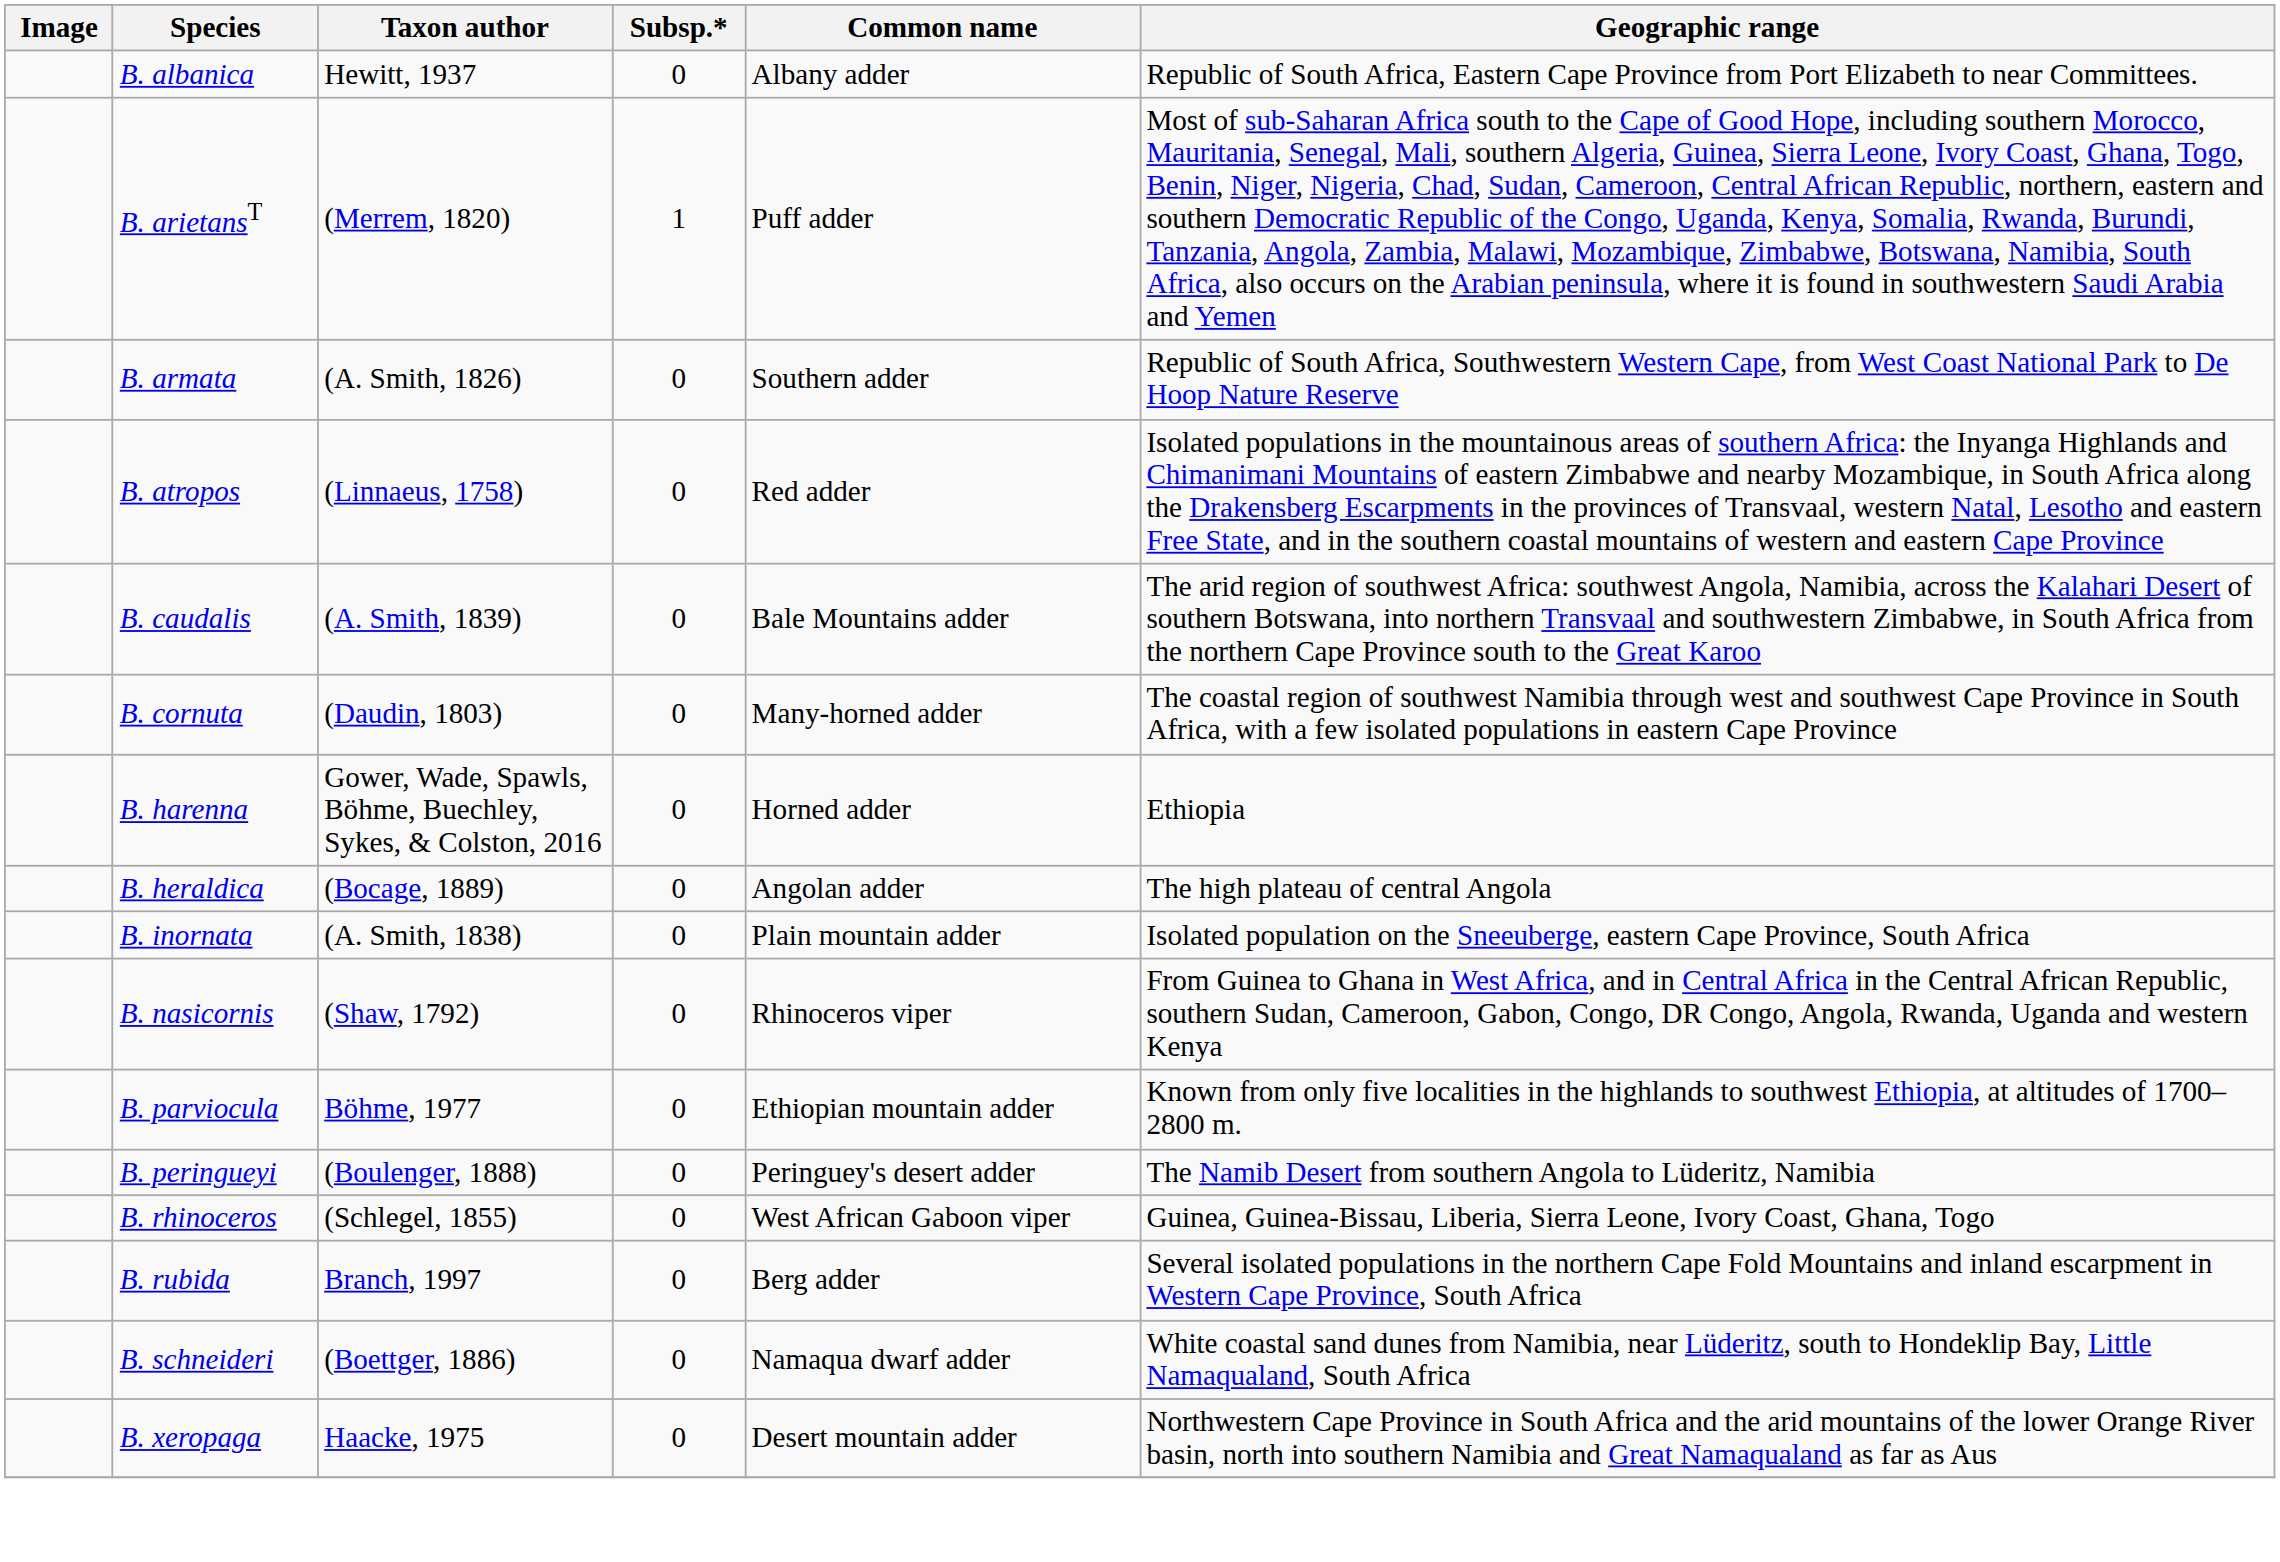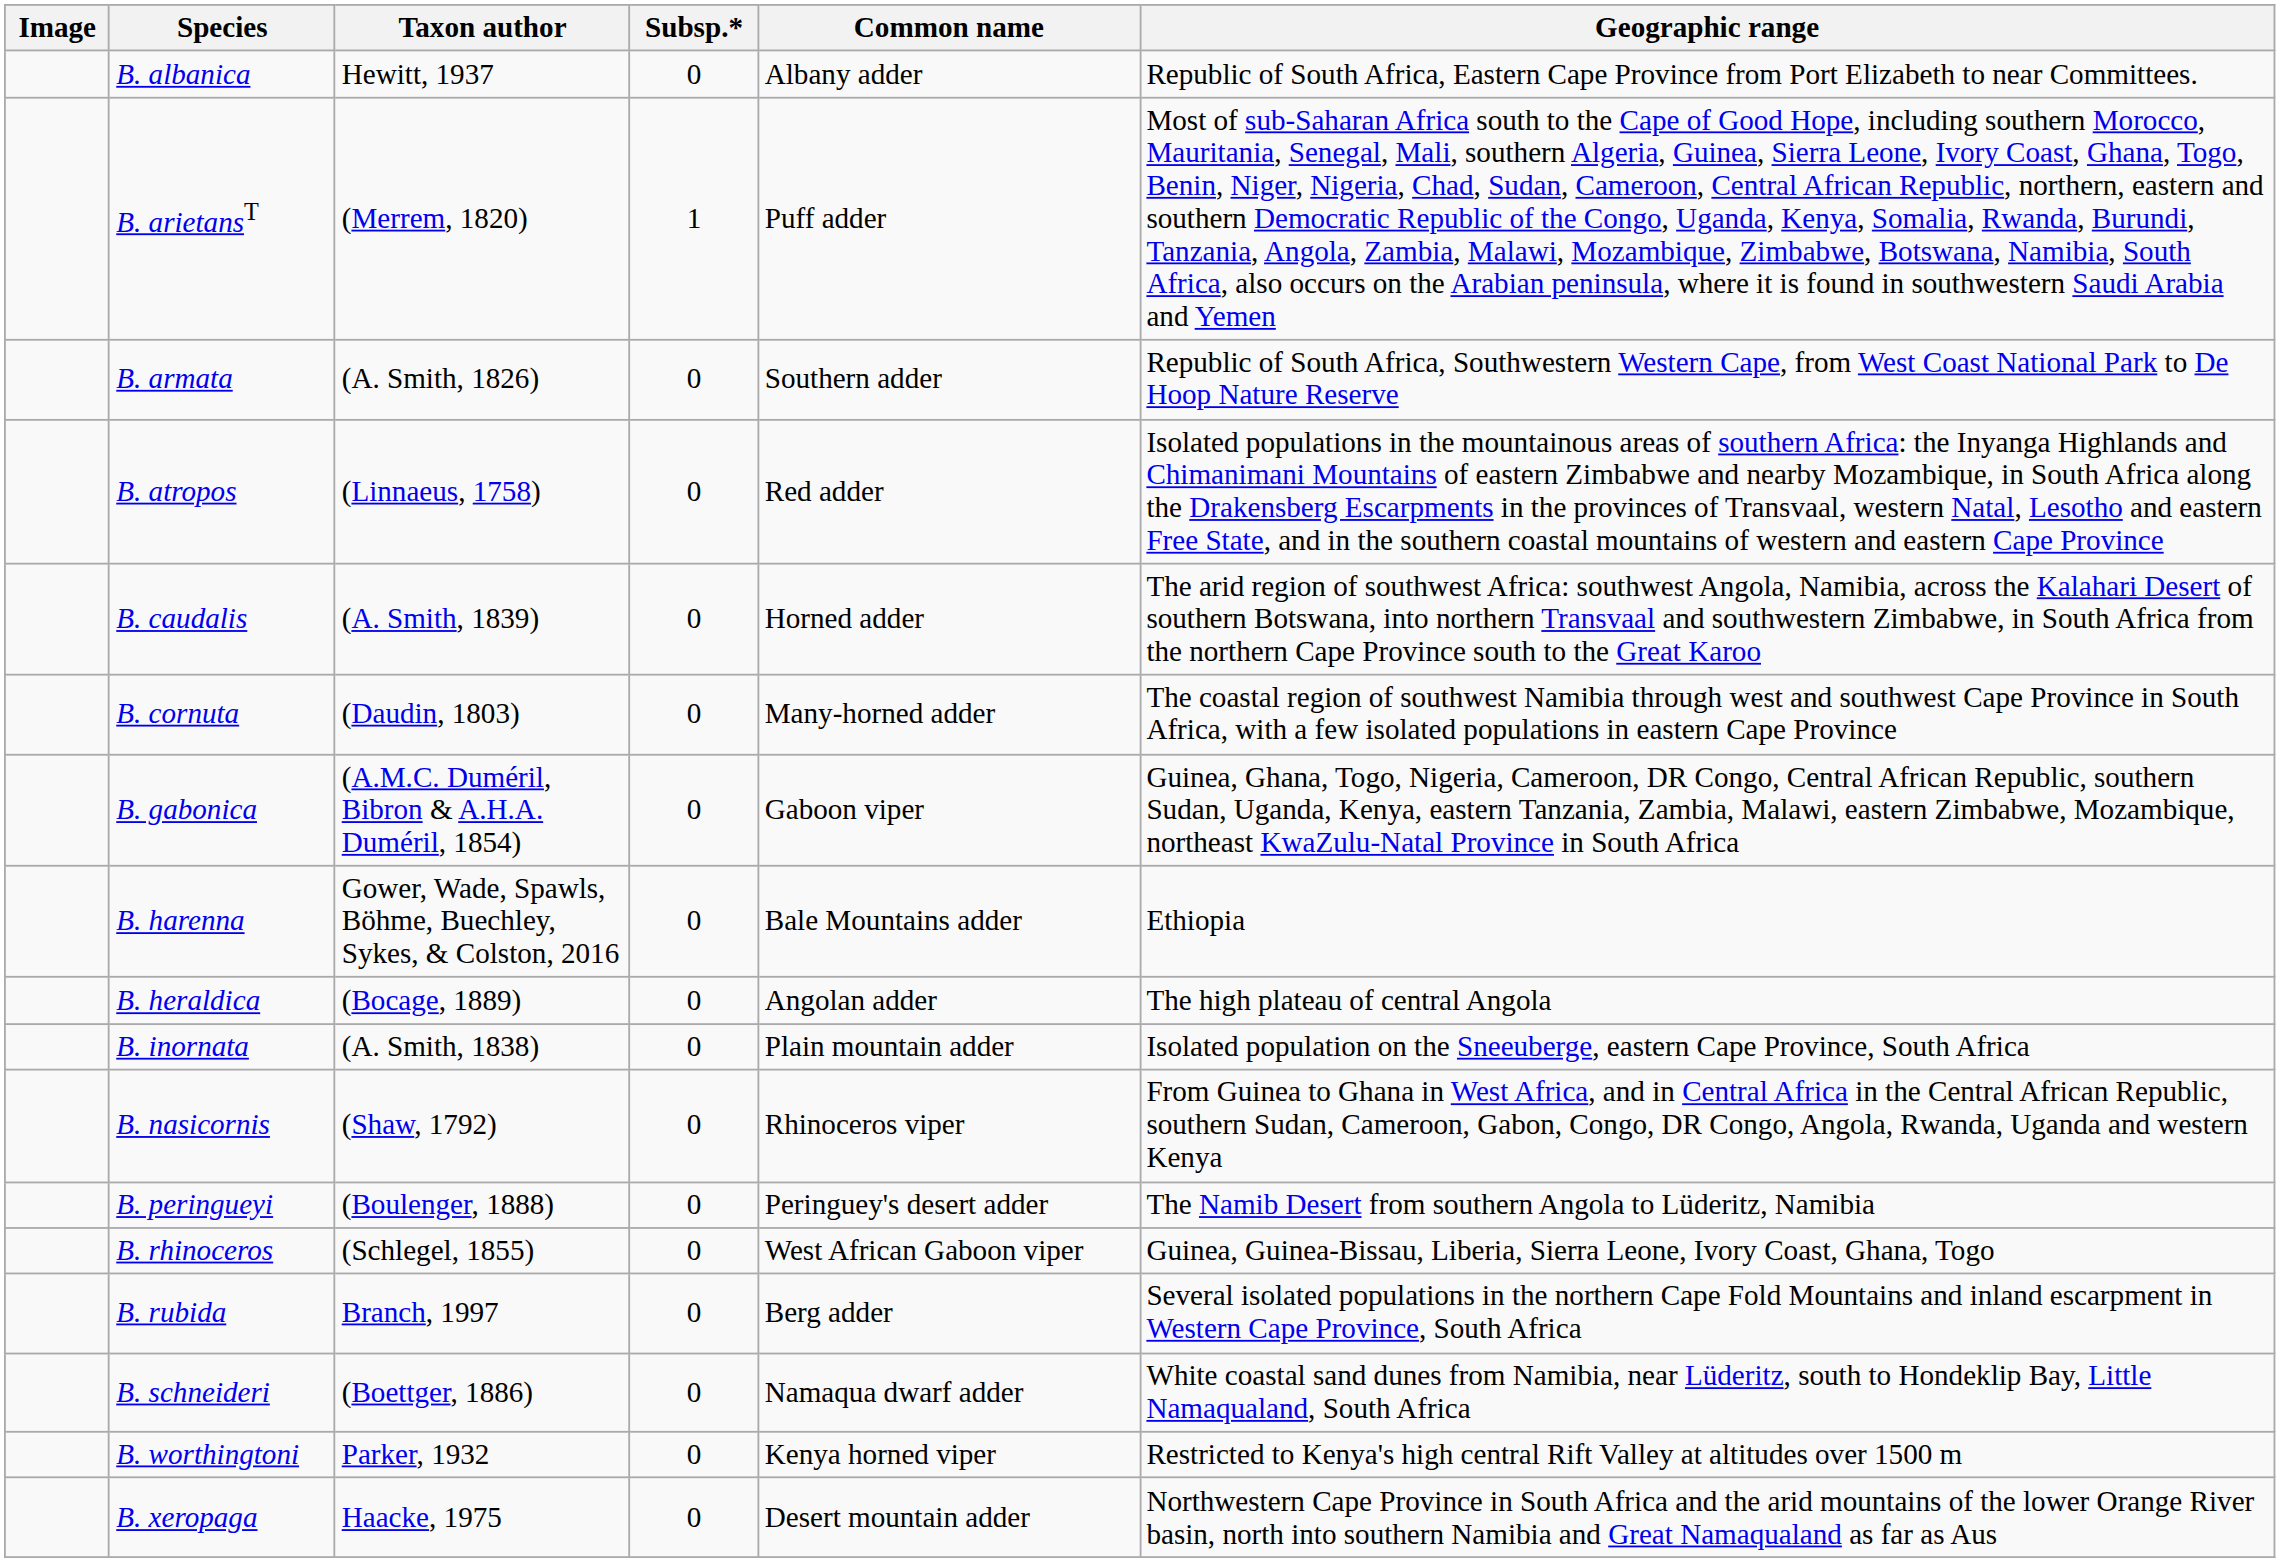(880, 618) Bale Mountains adder -> (844, 618) Horned adder
+ row: (187, 809)
(831, 809) Horned adder -> (893, 921) Bale Mountains adder
- row: (199, 1108)
+ row: (208, 1454)
